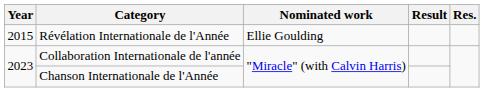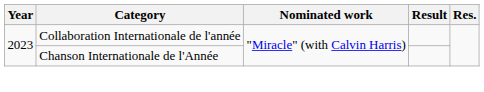- row: (134, 35)
